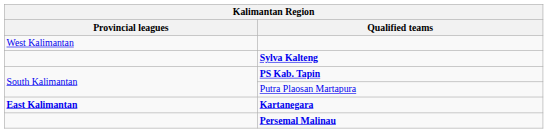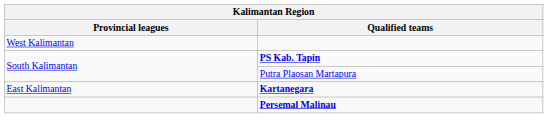- row: (289, 58)
(42, 105) bold -> (39, 89) normal
